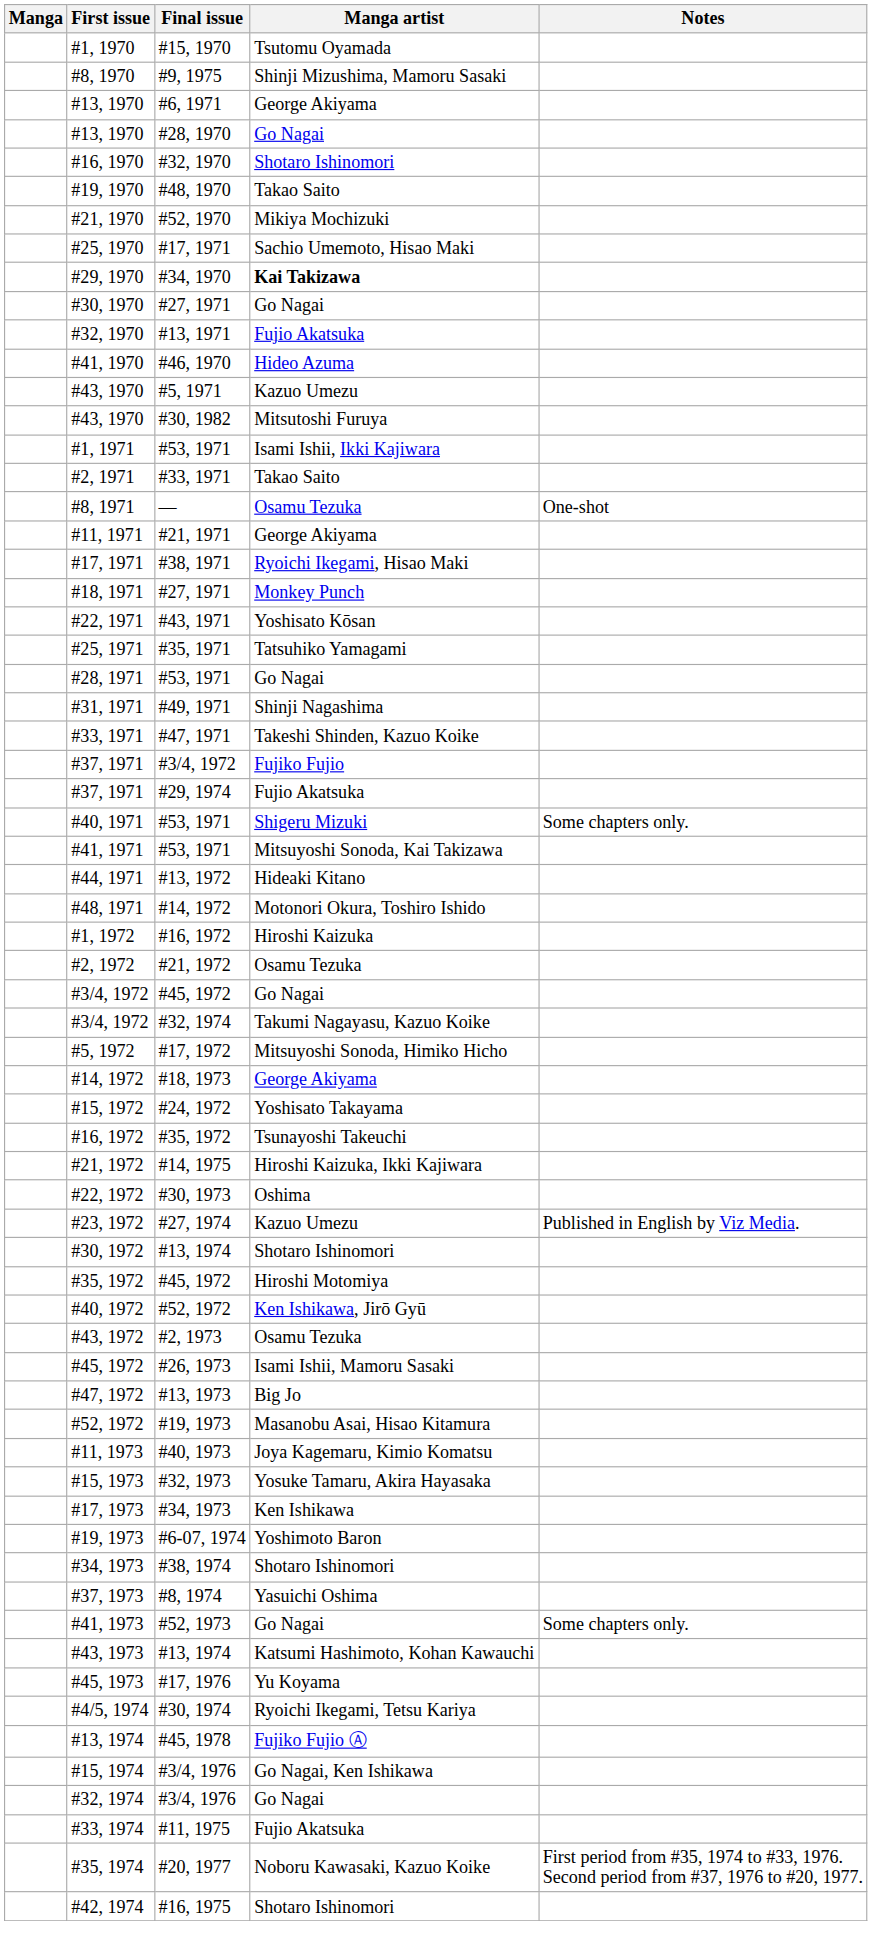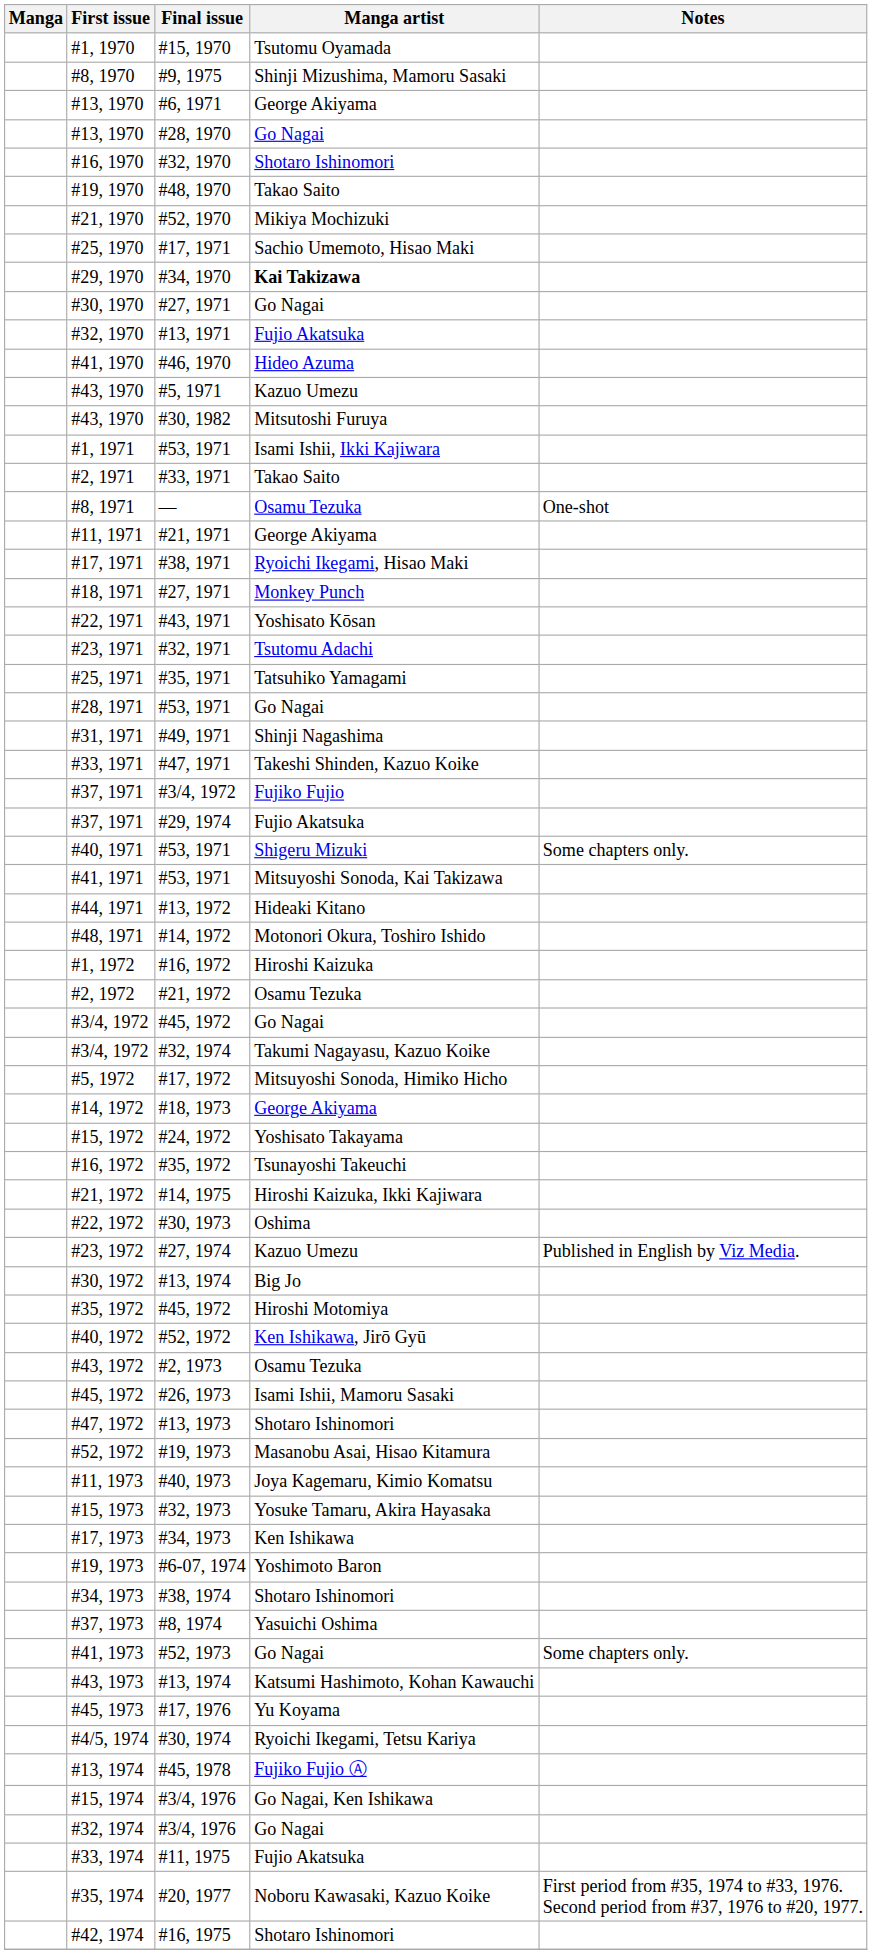+ row: (107, 649)
(324, 1251) Shotaro Ishinomori -> (278, 1280) Big Jo
(278, 1395) Big Jo -> (324, 1423) Shotaro Ishinomori
